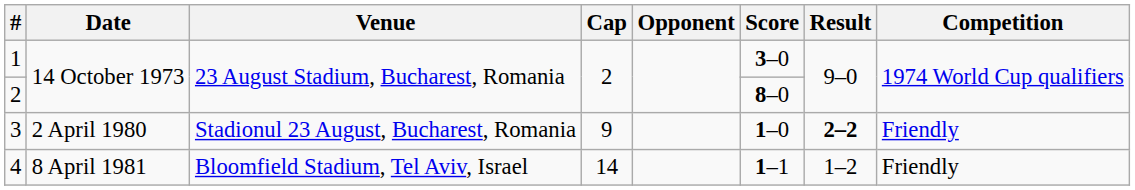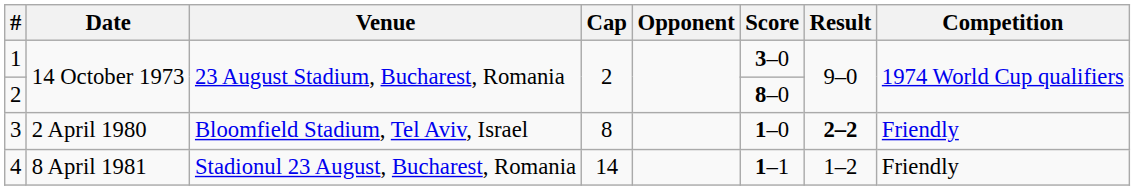(386, 130) Stadionul 23 August, Bucharest, Romania -> (361, 130) Bloomfield Stadium, Tel Aviv, Israel
(607, 130) 9 -> (607, 130) 8
(361, 166) Bloomfield Stadium, Tel Aviv, Israel -> (386, 166) Stadionul 23 August, Bucharest, Romania
